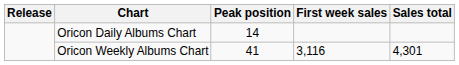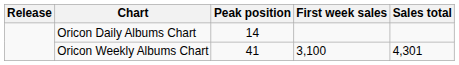(311, 51) 3,116 -> (311, 51) 3,100
